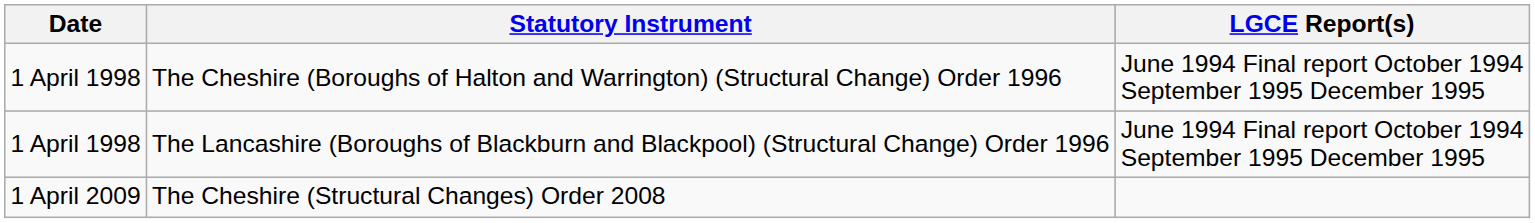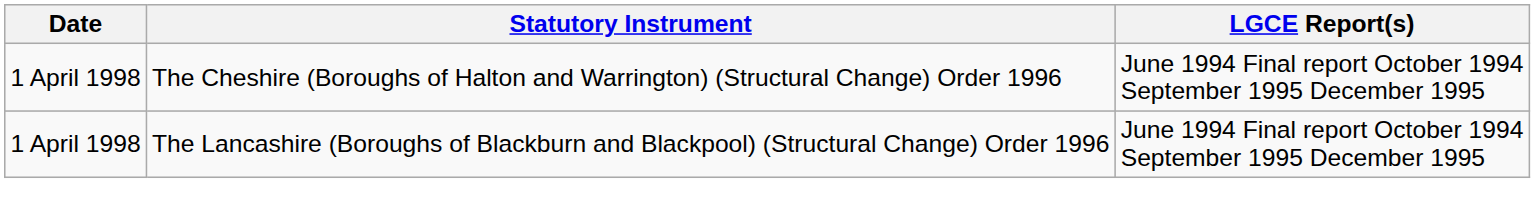- row: (409, 196)
